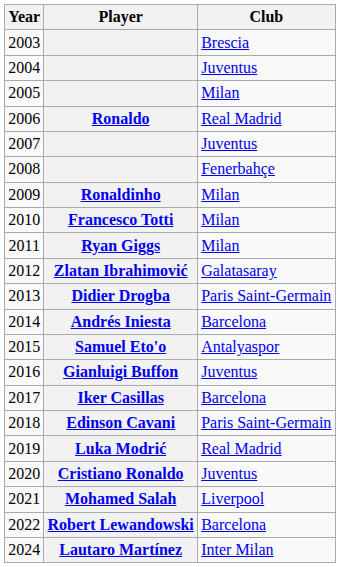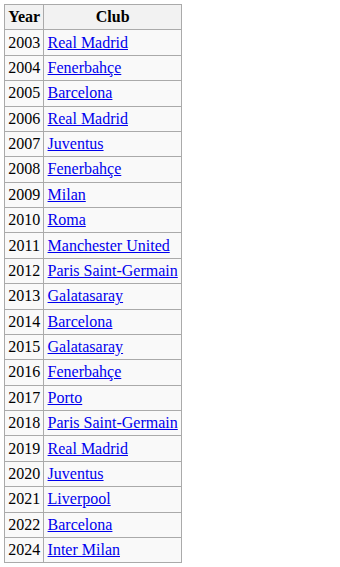- column: (121, 17)
(225, 42) Brescia -> (88, 42) Real Madrid
(229, 67) Juventus -> (84, 67) Fenerbahçe
(220, 93) Milan -> (80, 93) Barcelona
(220, 220) Milan -> (67, 220) Roma
(220, 245) Milan -> (109, 245) Manchester United
(239, 270) Galatasaray -> (113, 270) Paris Saint-Germain
(266, 296) Paris Saint-Germain -> (85, 296) Galatasaray
(240, 347) Antalyaspor -> (85, 347) Galatasaray
(229, 372) Juventus -> (84, 372) Fenerbahçe
(234, 397) Barcelona -> (65, 397) Porto
